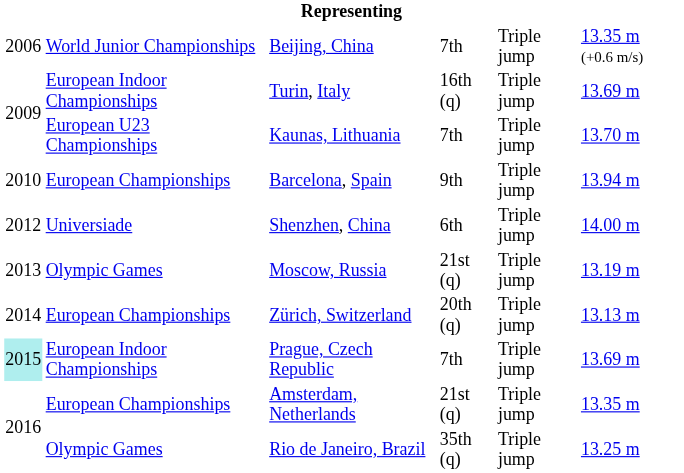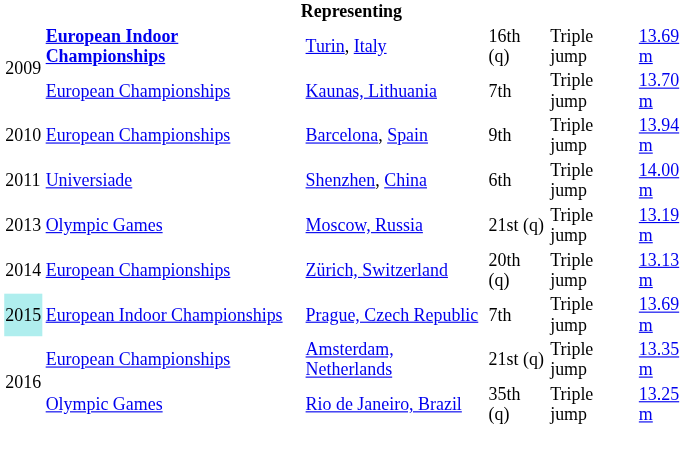- row: (321, 46)
(106, 90) normal -> (112, 46) bold
(101, 135) European U23 Championships -> (138, 90) European Championships
(23, 225) 2012 -> (23, 180) 2011
